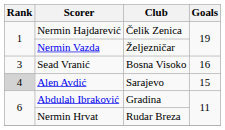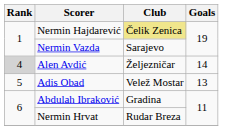(154, 30) no background -> (154, 30) khaki background
(150, 47) Željezničar -> (145, 47) Sarajevo
- row: (64, 64)
(145, 82) Sarajevo -> (150, 64) Željezničar
(205, 82) 15 -> (202, 64) 14
+ row: (61, 82)
